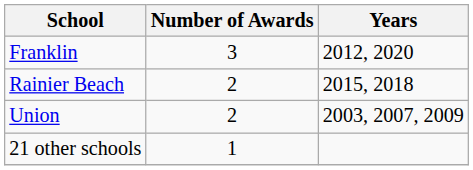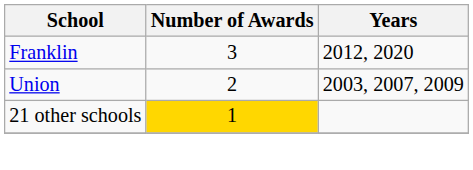- row: (67, 84)
(232, 148) no background -> (232, 116) gold background
